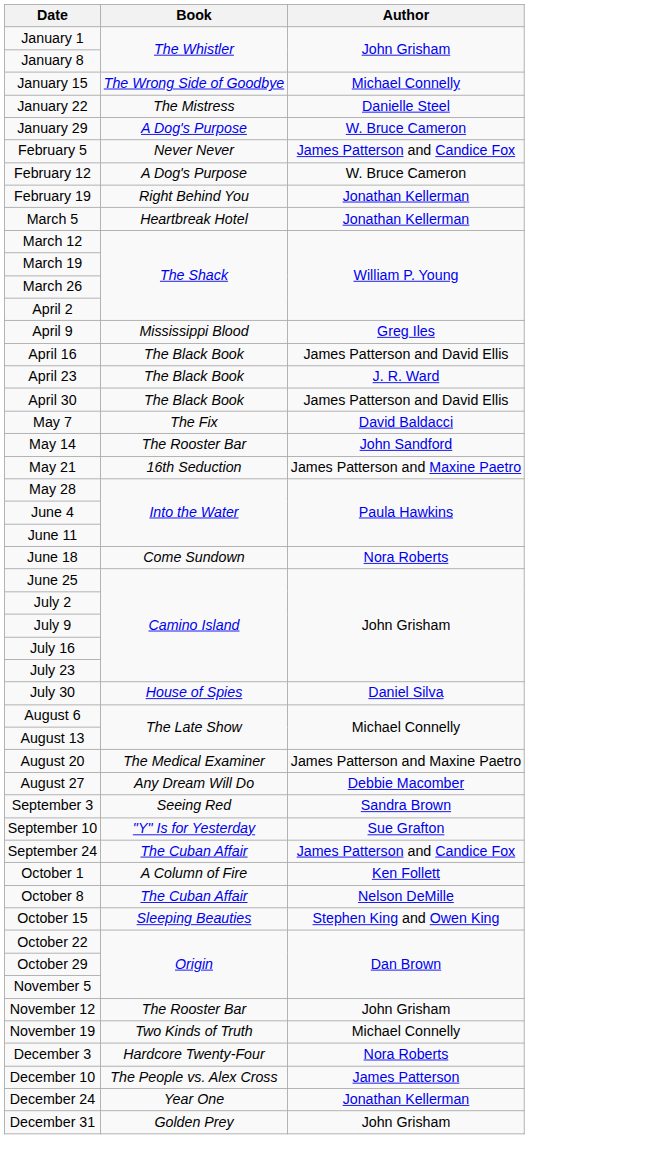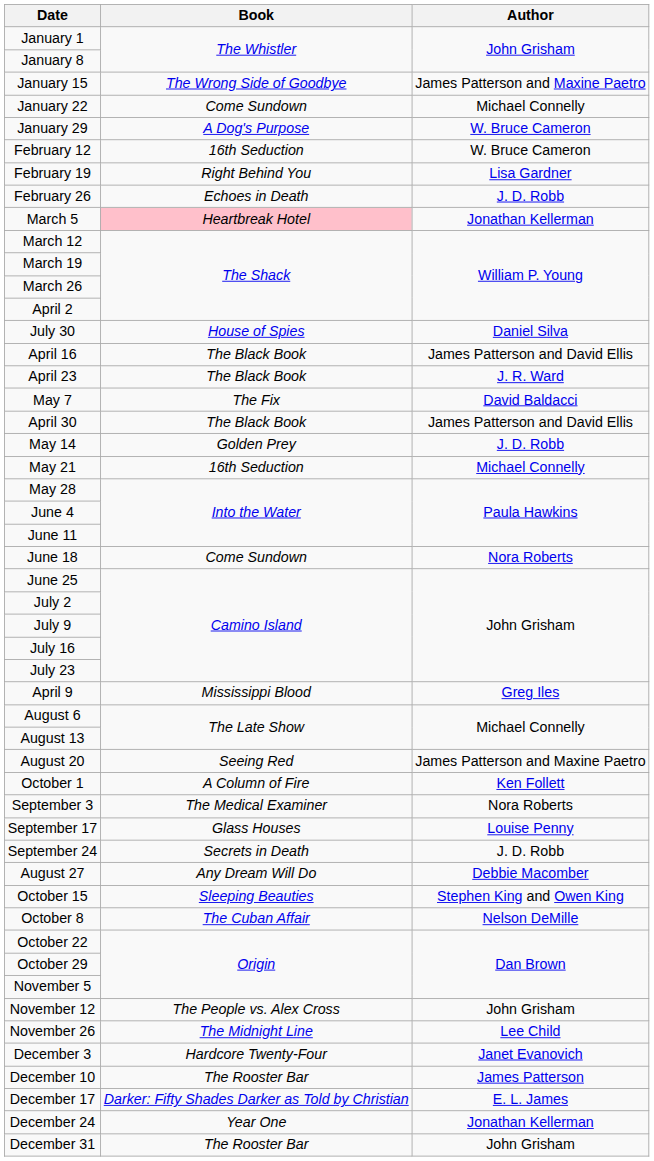(406, 83) Michael Connelly -> (530, 83) James Patterson and Maxine Paetro
(194, 106) The Mistress -> (256, 106) Come Sundown
(406, 106) Danielle Steel -> (530, 106) Michael Connelly
- row: (52, 151)
(194, 173) A Dog's Purpose -> (256, 151) 16th Seduction
(406, 196) Jonathan Kellerman -> (530, 173) Lisa Gardner
+ row: (52, 196)
(194, 219) no background -> (256, 219) pink background
rows swapped: (52, 331) <-> (52, 693)
rows swapped: (52, 399) <-> (52, 422)
(194, 444) The Rooster Bar -> (256, 444) Golden Prey
(406, 444) John Sandford -> (530, 444) J. D. Robb
(406, 467) James Patterson and Maxine Paetro -> (530, 467) Michael Connelly
(194, 761) The Medical Examiner -> (256, 761) Seeing Red
rows swapped: (52, 783) <-> (52, 873)
(194, 806) Seeing Red -> (256, 806) The Medical Examiner
(406, 806) Sandra Brown -> (530, 806) Nora Roberts
- row: (52, 828)
+ row: (52, 828)
(194, 851) The Cuban Affair -> (256, 851) Secrets in Death
(406, 851) James Patterson and Candice Fox -> (530, 851) J. D. Robb
rows swapped: (52, 896) <-> (52, 919)
(194, 1009) The Rooster Bar -> (256, 1009) The People vs. Alex Cross
- row: (52, 1032)
+ row: (52, 1032)
(406, 1054) Nora Roberts -> (530, 1054) Janet Evanovich
(194, 1077) The People vs. Alex Cross -> (256, 1077) The Rooster Bar
+ row: (52, 1099)
(194, 1122) Golden Prey -> (256, 1144) The Rooster Bar
